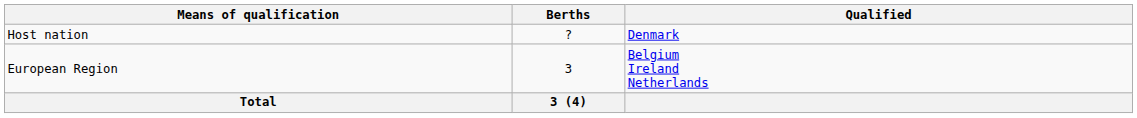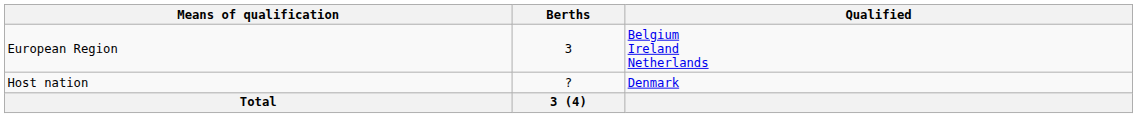rows swapped: (48, 34) <-> (63, 68)
